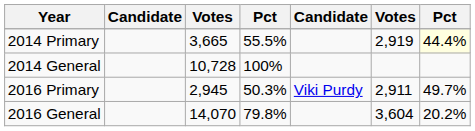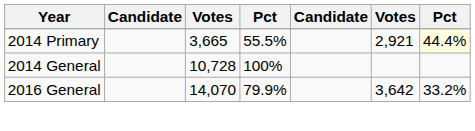(394, 41) 2,919 -> (394, 41) 2,921
- row: (53, 90)
(265, 114) 79.8% -> (265, 90) 79.9%
(394, 114) 3,604 -> (394, 90) 3,642
(445, 114) 20.2% -> (445, 90) 33.2%
